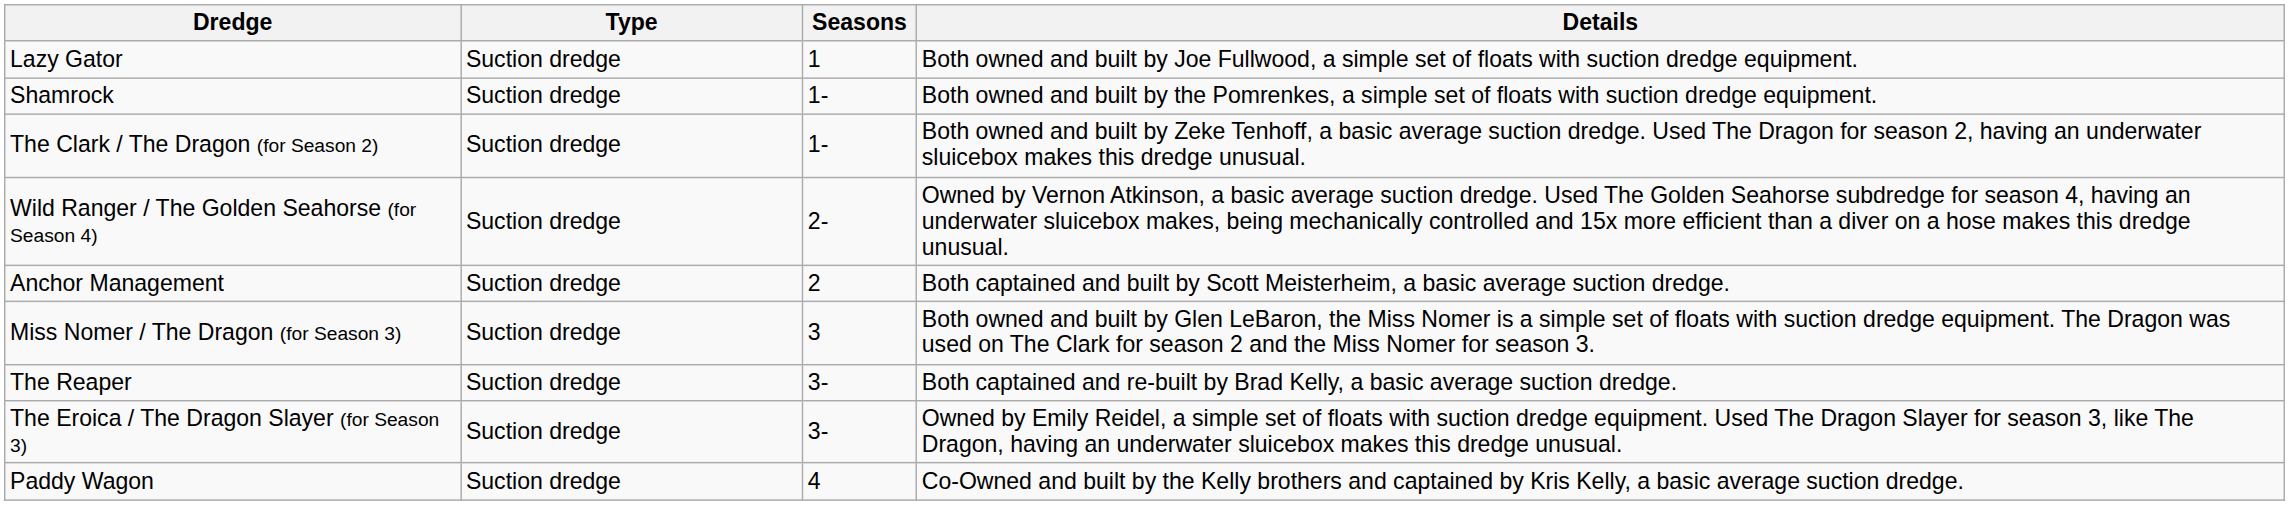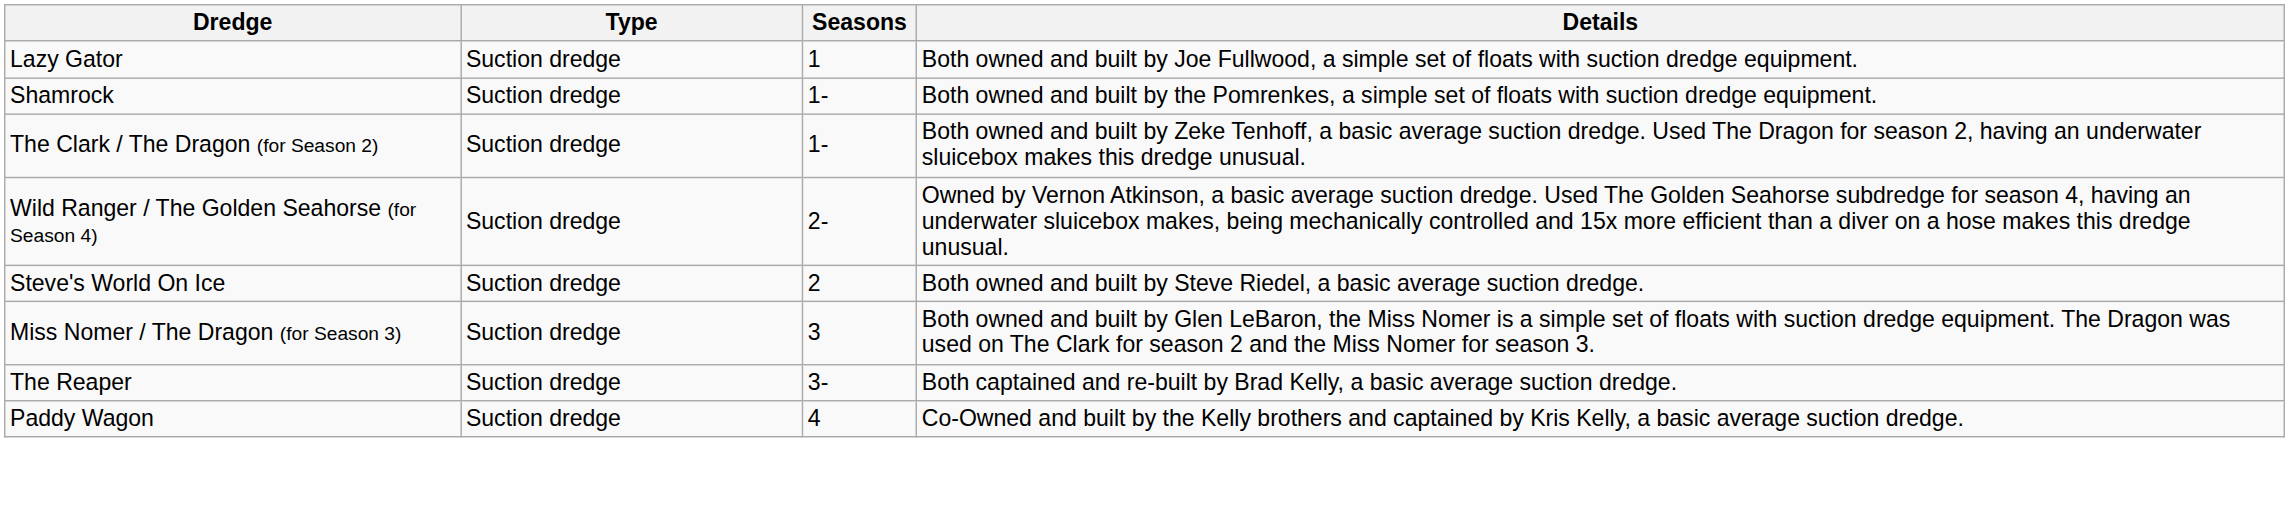- row: (117, 283)
+ row: (118, 283)
- row: (225, 431)
